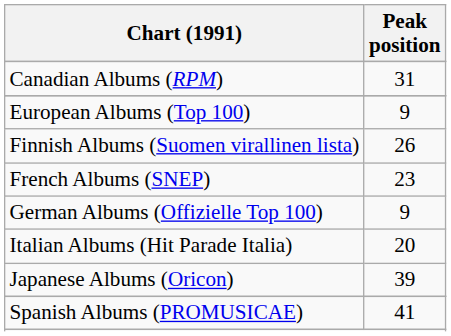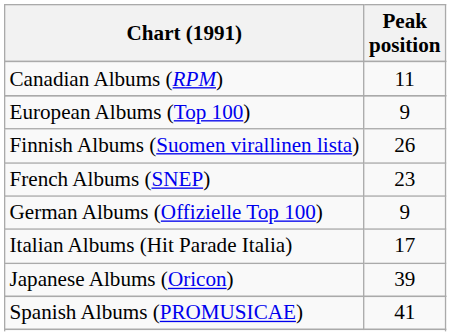(405, 78) 31 -> (405, 78) 11
(405, 245) 20 -> (405, 245) 17
